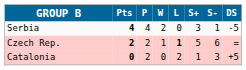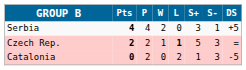(234, 28) -5 -> (234, 28) +5
(217, 43) 6 -> (217, 43) 3
(234, 57) +5 -> (234, 57) -5
